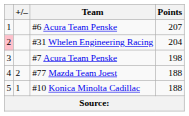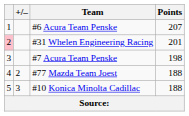(175, 42) 204 -> (175, 42) 201
(18, 88) 1 -> (18, 88) 3
